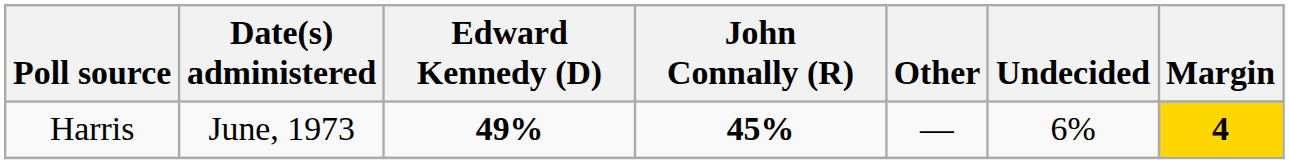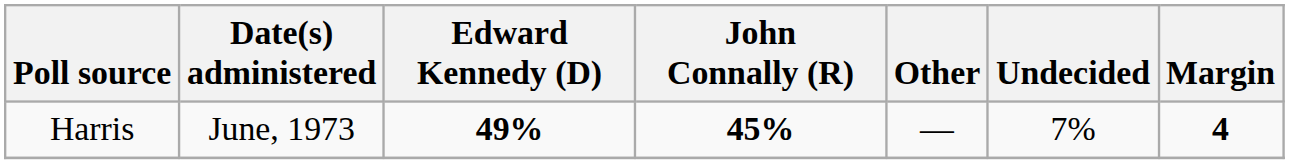(1073, 128) 6% -> (1073, 128) 7%
(1221, 128) gold background -> (1221, 128) no background
